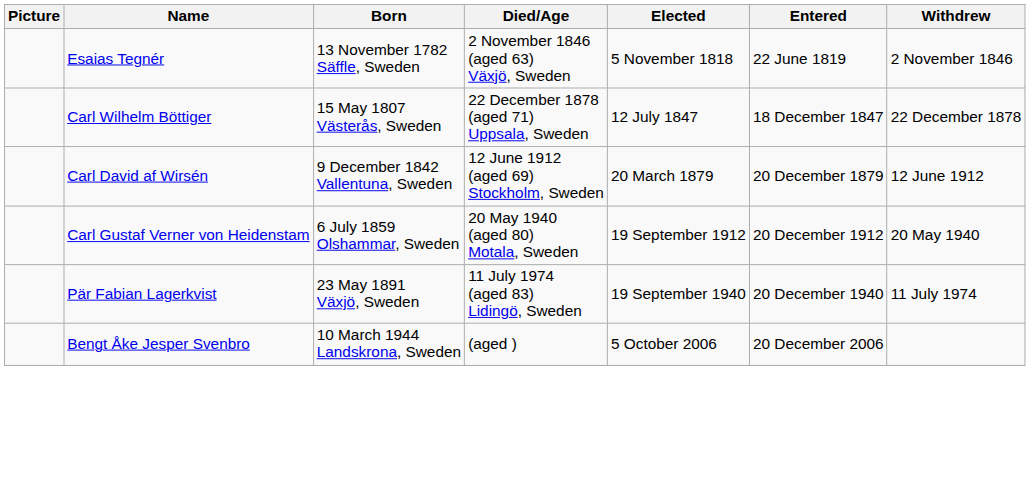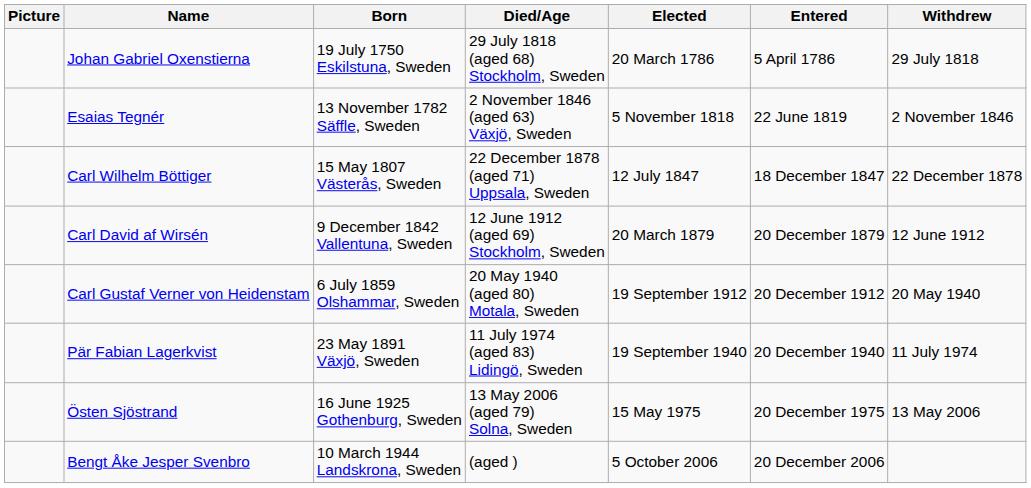+ row: (159, 58)
+ row: (122, 411)
